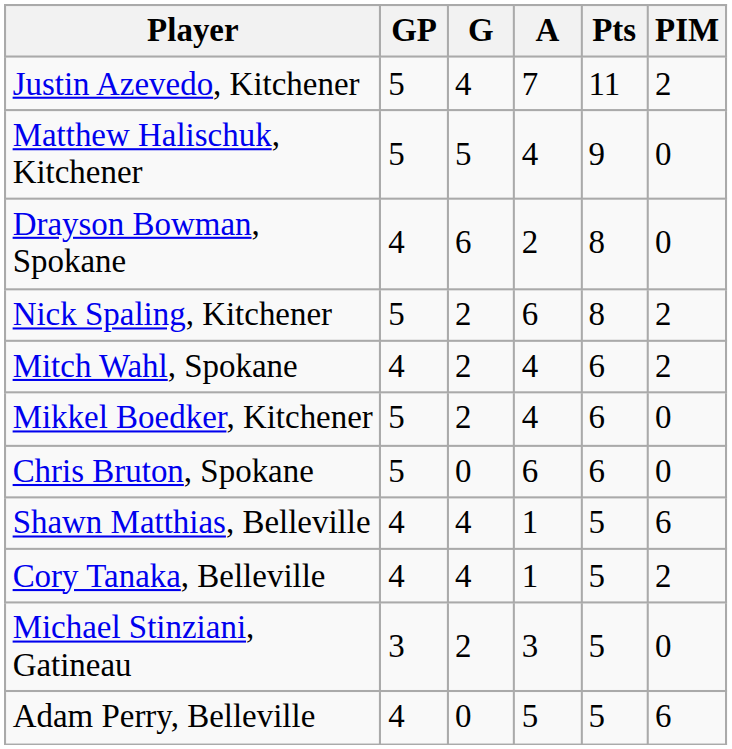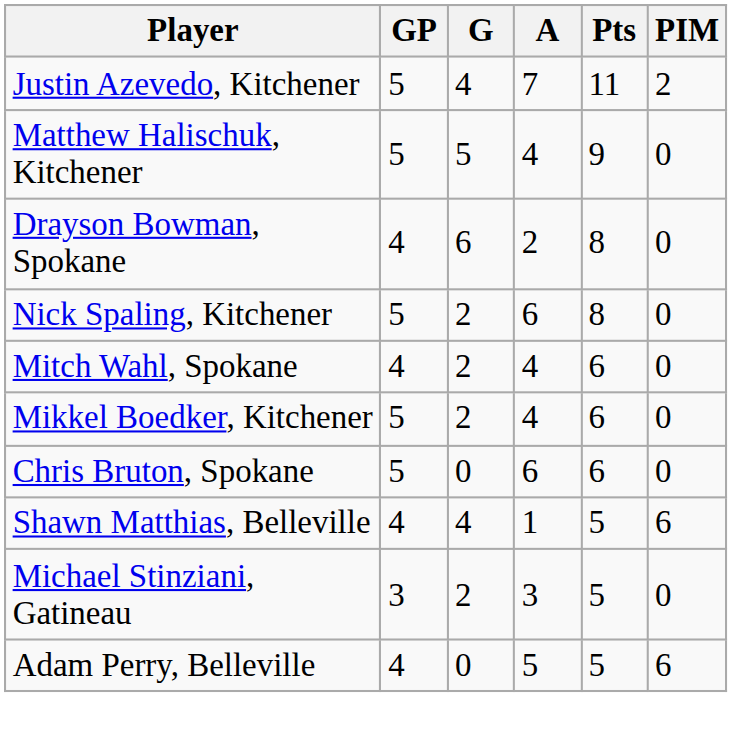(663, 313) 2 -> (663, 313) 0
(663, 366) 2 -> (663, 366) 0
- row: (169, 575)
